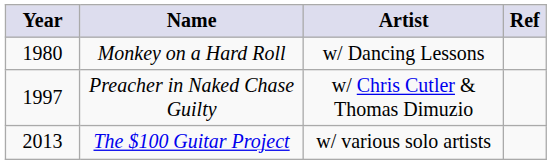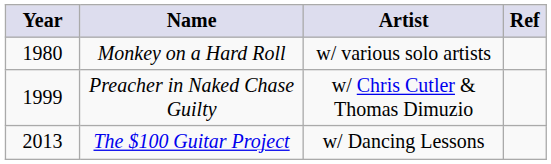(404, 53) w/ Dancing Lessons -> (404, 53) w/ various solo artists
(43, 97) 1997 -> (43, 97) 1999
(404, 142) w/ various solo artists -> (404, 142) w/ Dancing Lessons
